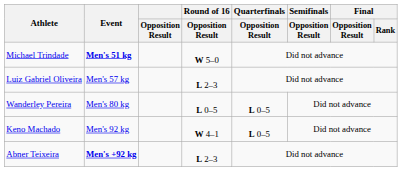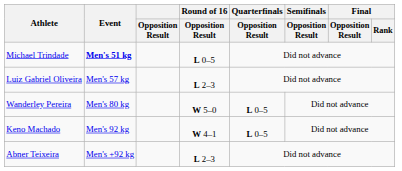(207, 60) W 5–0 -> (204, 60) L 0–5
(207, 110) L 0–5 -> (204, 110) W 5–0
(111, 154) bold -> (110, 154) normal
